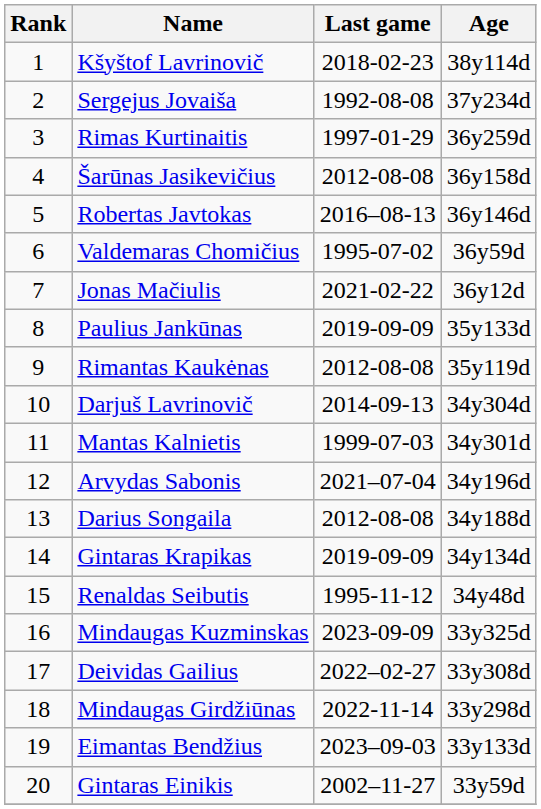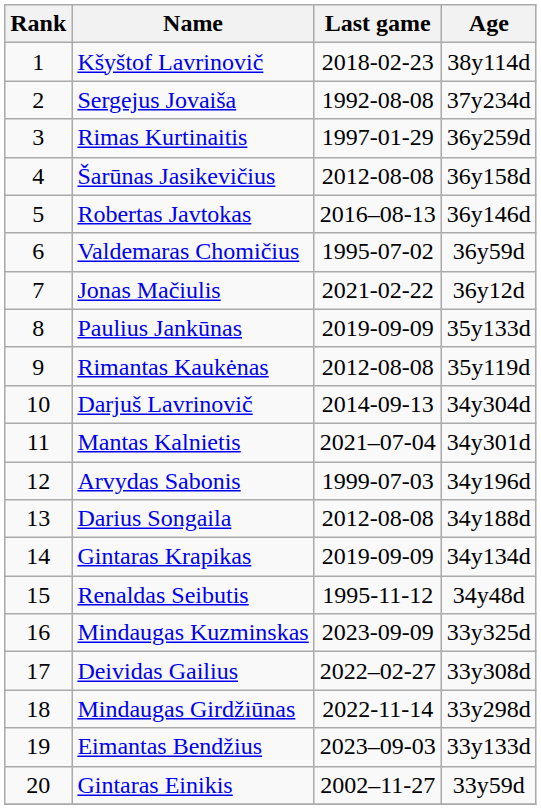(378, 442) 1999-07-03 -> (378, 442) 2021–07-04
(378, 480) 2021–07-04 -> (378, 480) 1999-07-03
